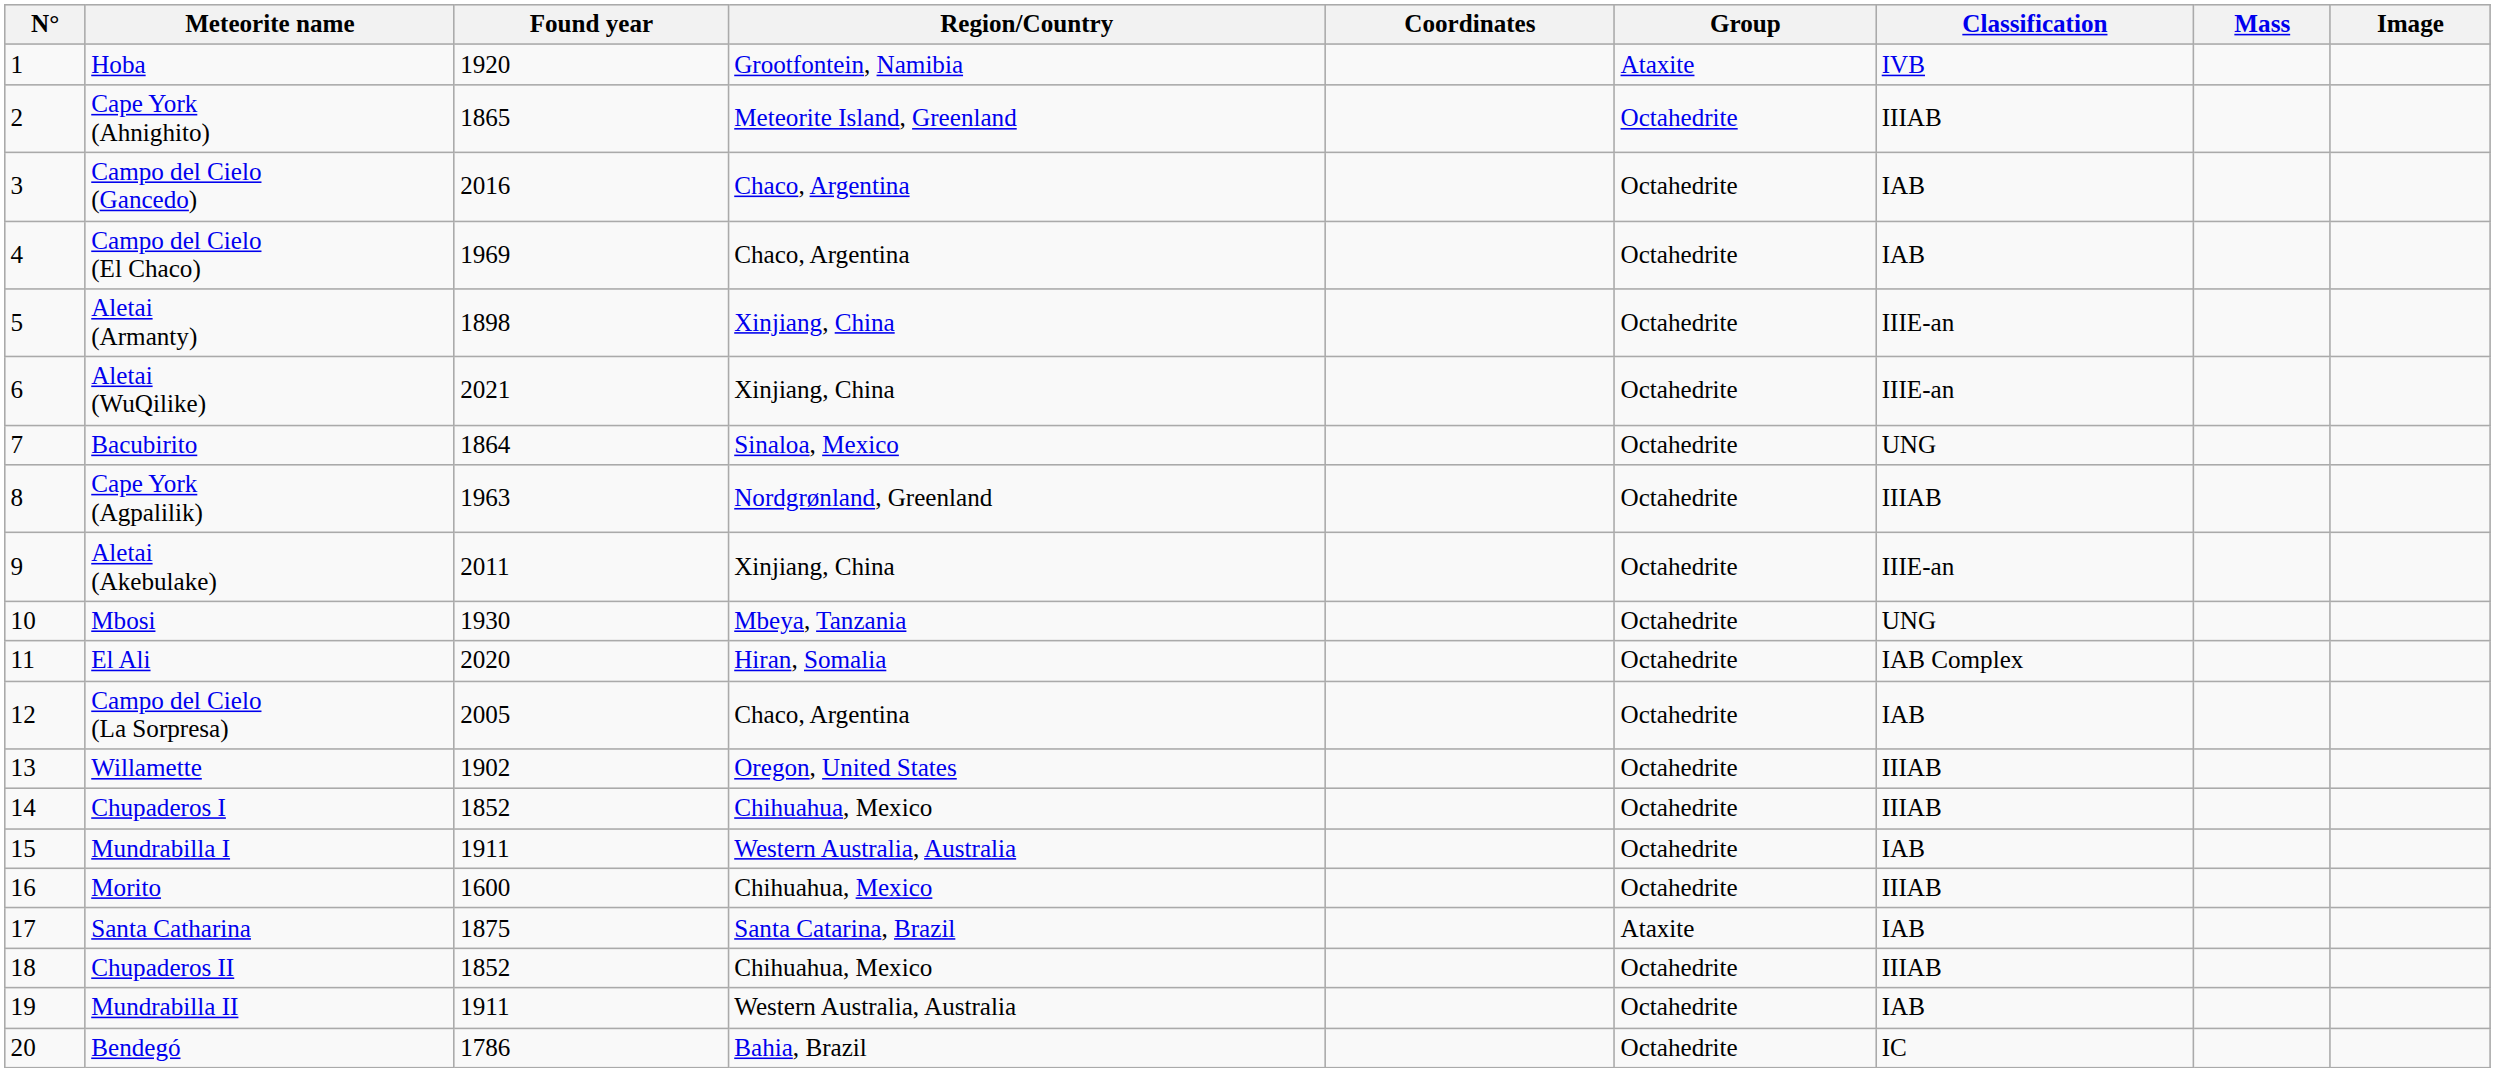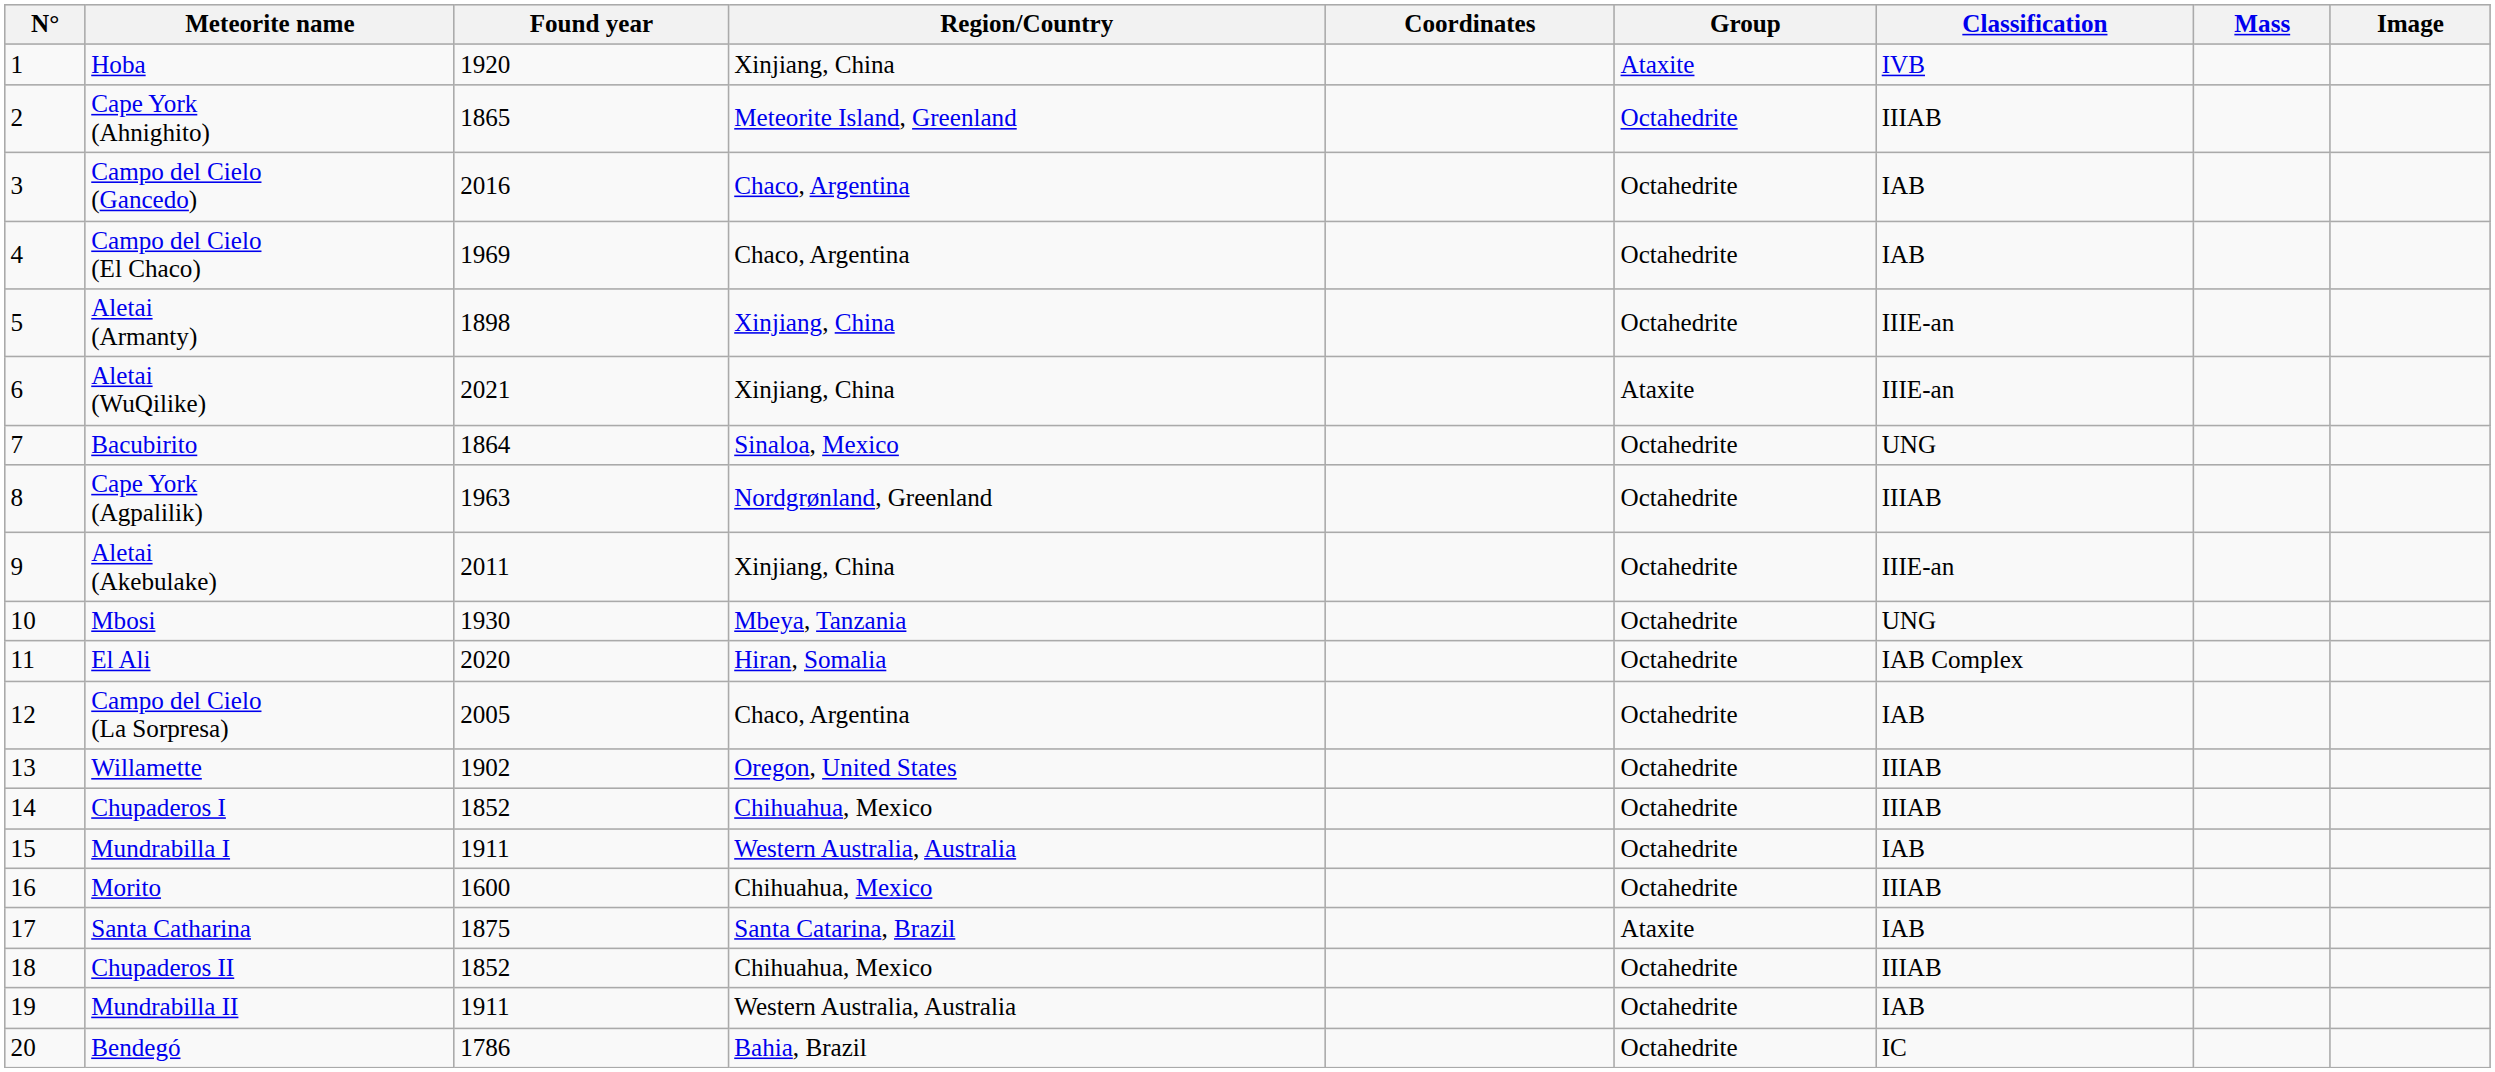(849, 64) Grootfontein, Namibia -> (814, 64) Xinjiang, China
(1679, 390) Octahedrite -> (1658, 390) Ataxite
